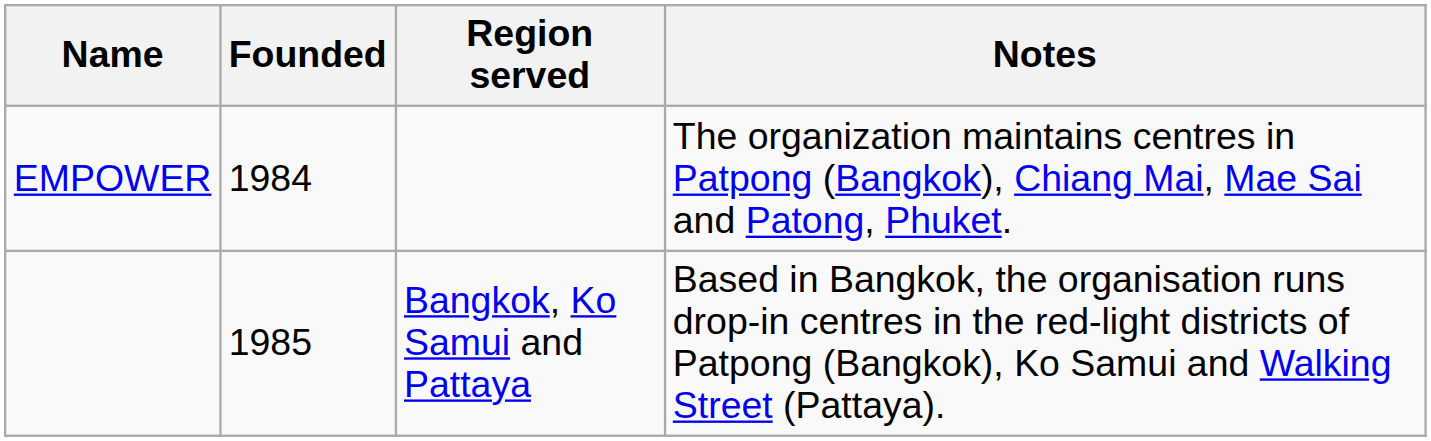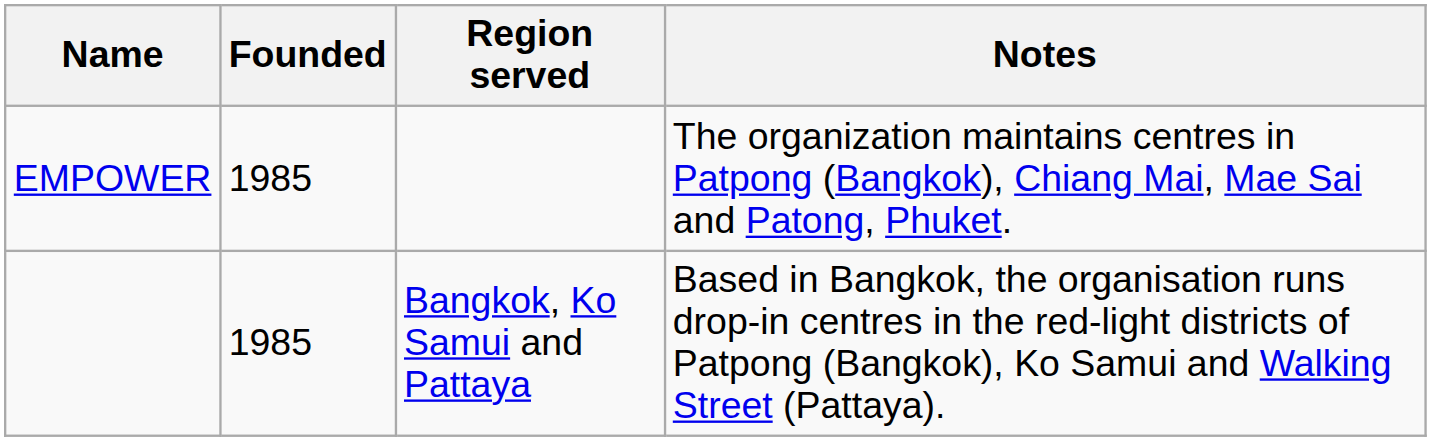(270, 177) 1984 -> (270, 177) 1985
